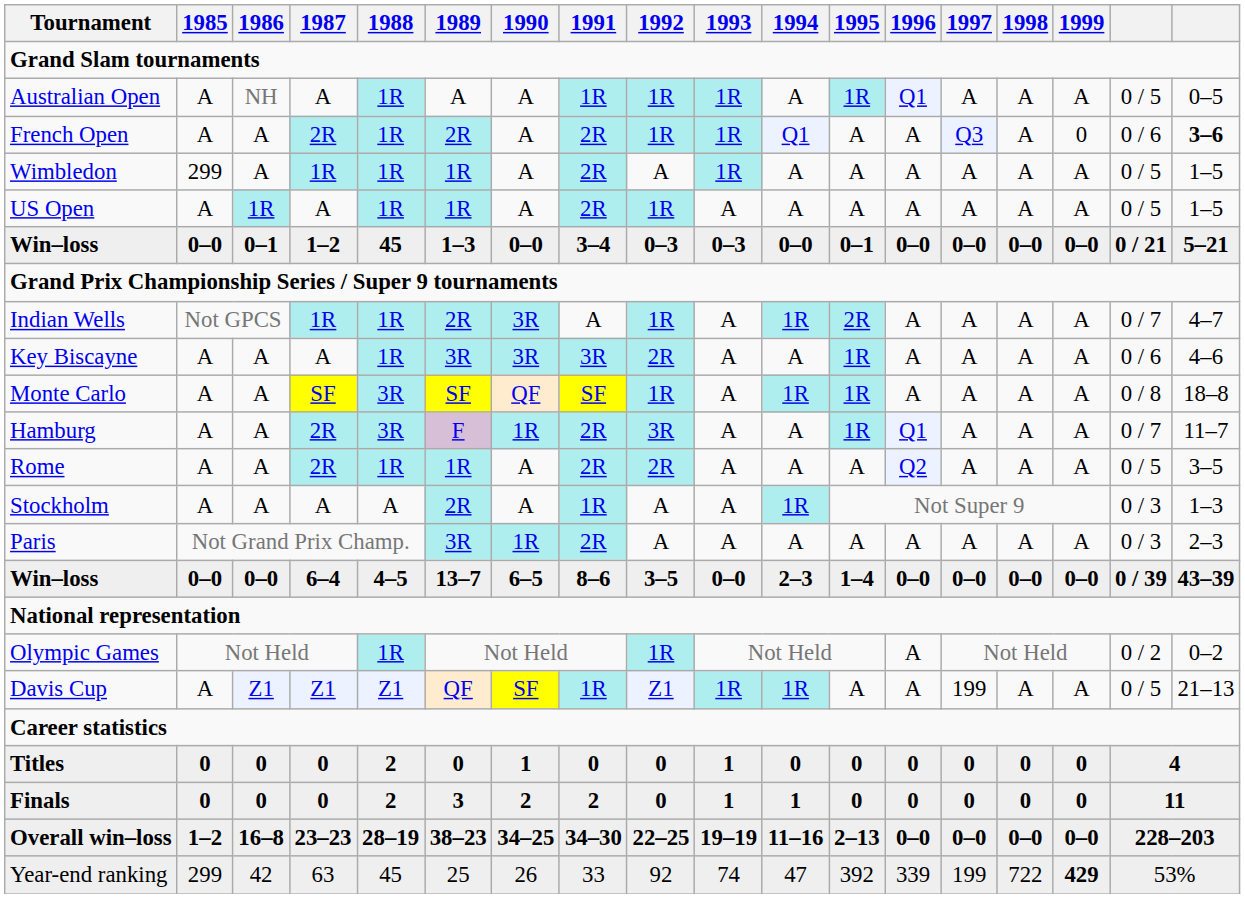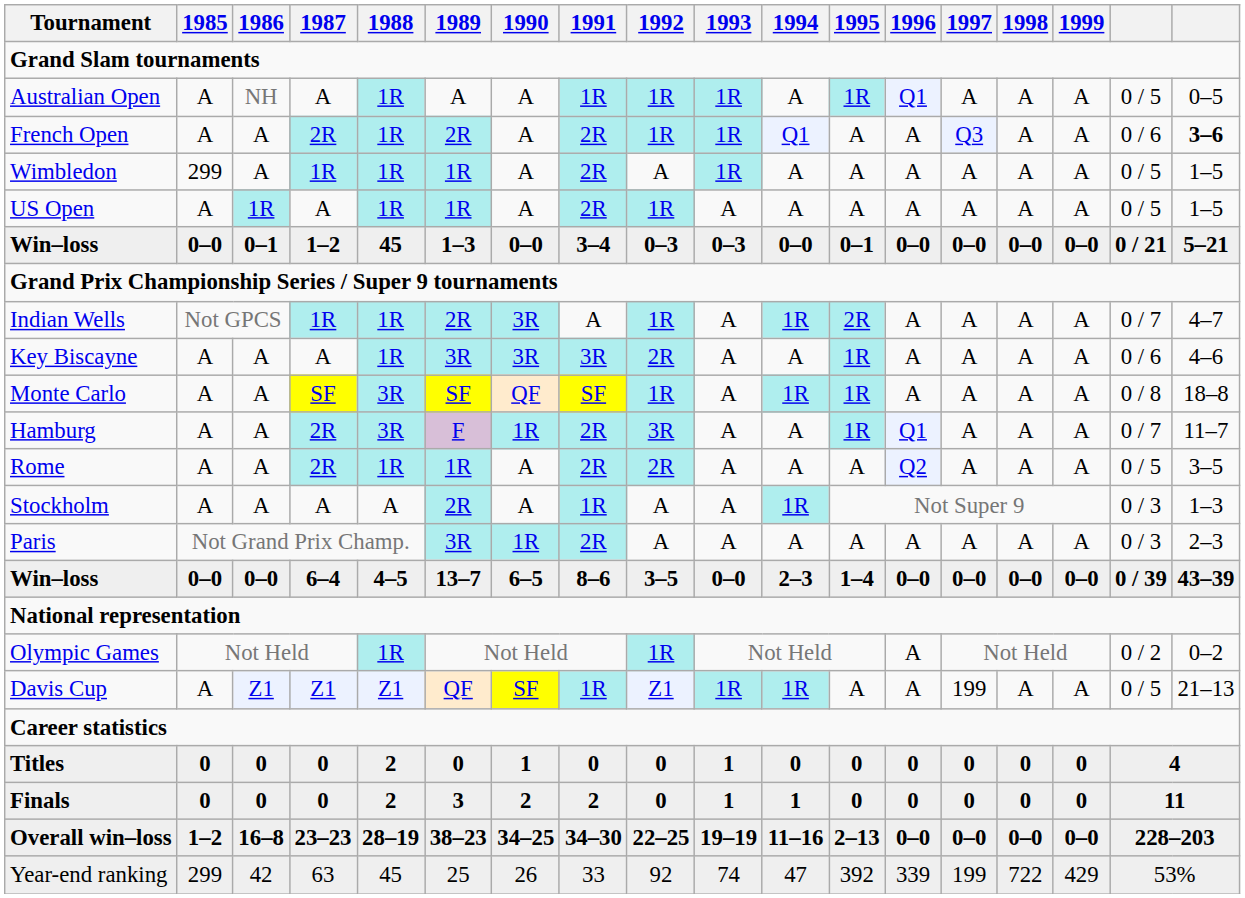(1082, 133) 0 -> (1082, 133) A
(1082, 874) bold -> (1082, 874) normal
